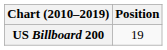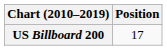(137, 34) 19 -> (137, 34) 17
